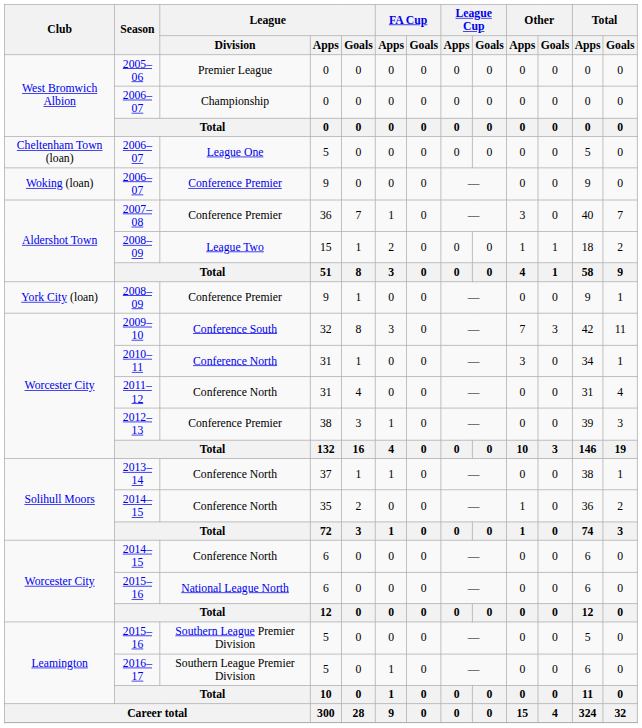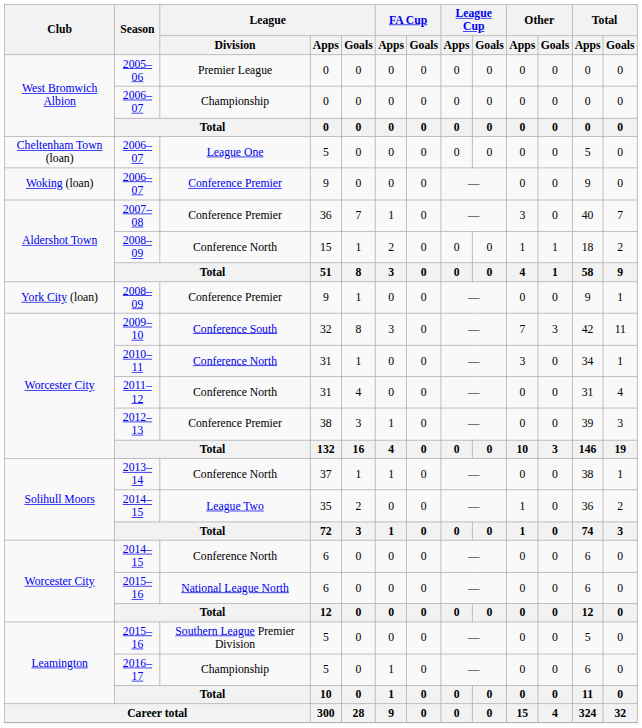(235, 247) League Two -> (235, 247) Conference North
(235, 506) Conference North -> (235, 506) League Two
(235, 669) Southern League Premier Division -> (235, 669) Championship
